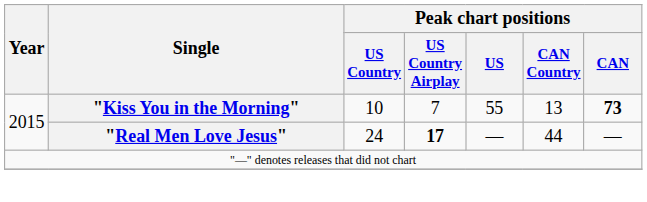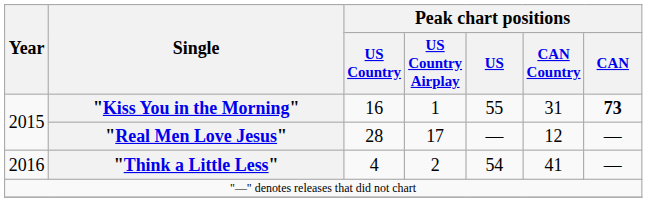(374, 107) 10 -> (374, 107) 16
(435, 107) 7 -> (435, 107) 1
(554, 107) 13 -> (554, 107) 31
(374, 136) 24 -> (374, 136) 28
(435, 136) bold -> (435, 136) normal
(554, 136) 44 -> (554, 136) 12
+ row: (196, 164)
